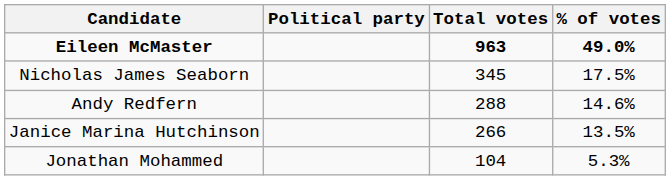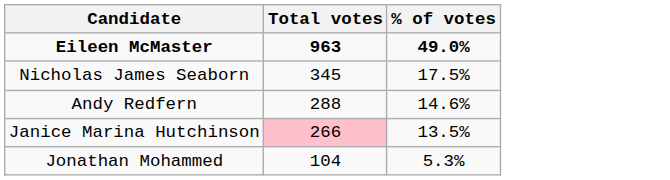- column: (346, 19)
(491, 132) no background -> (325, 132) pink background
